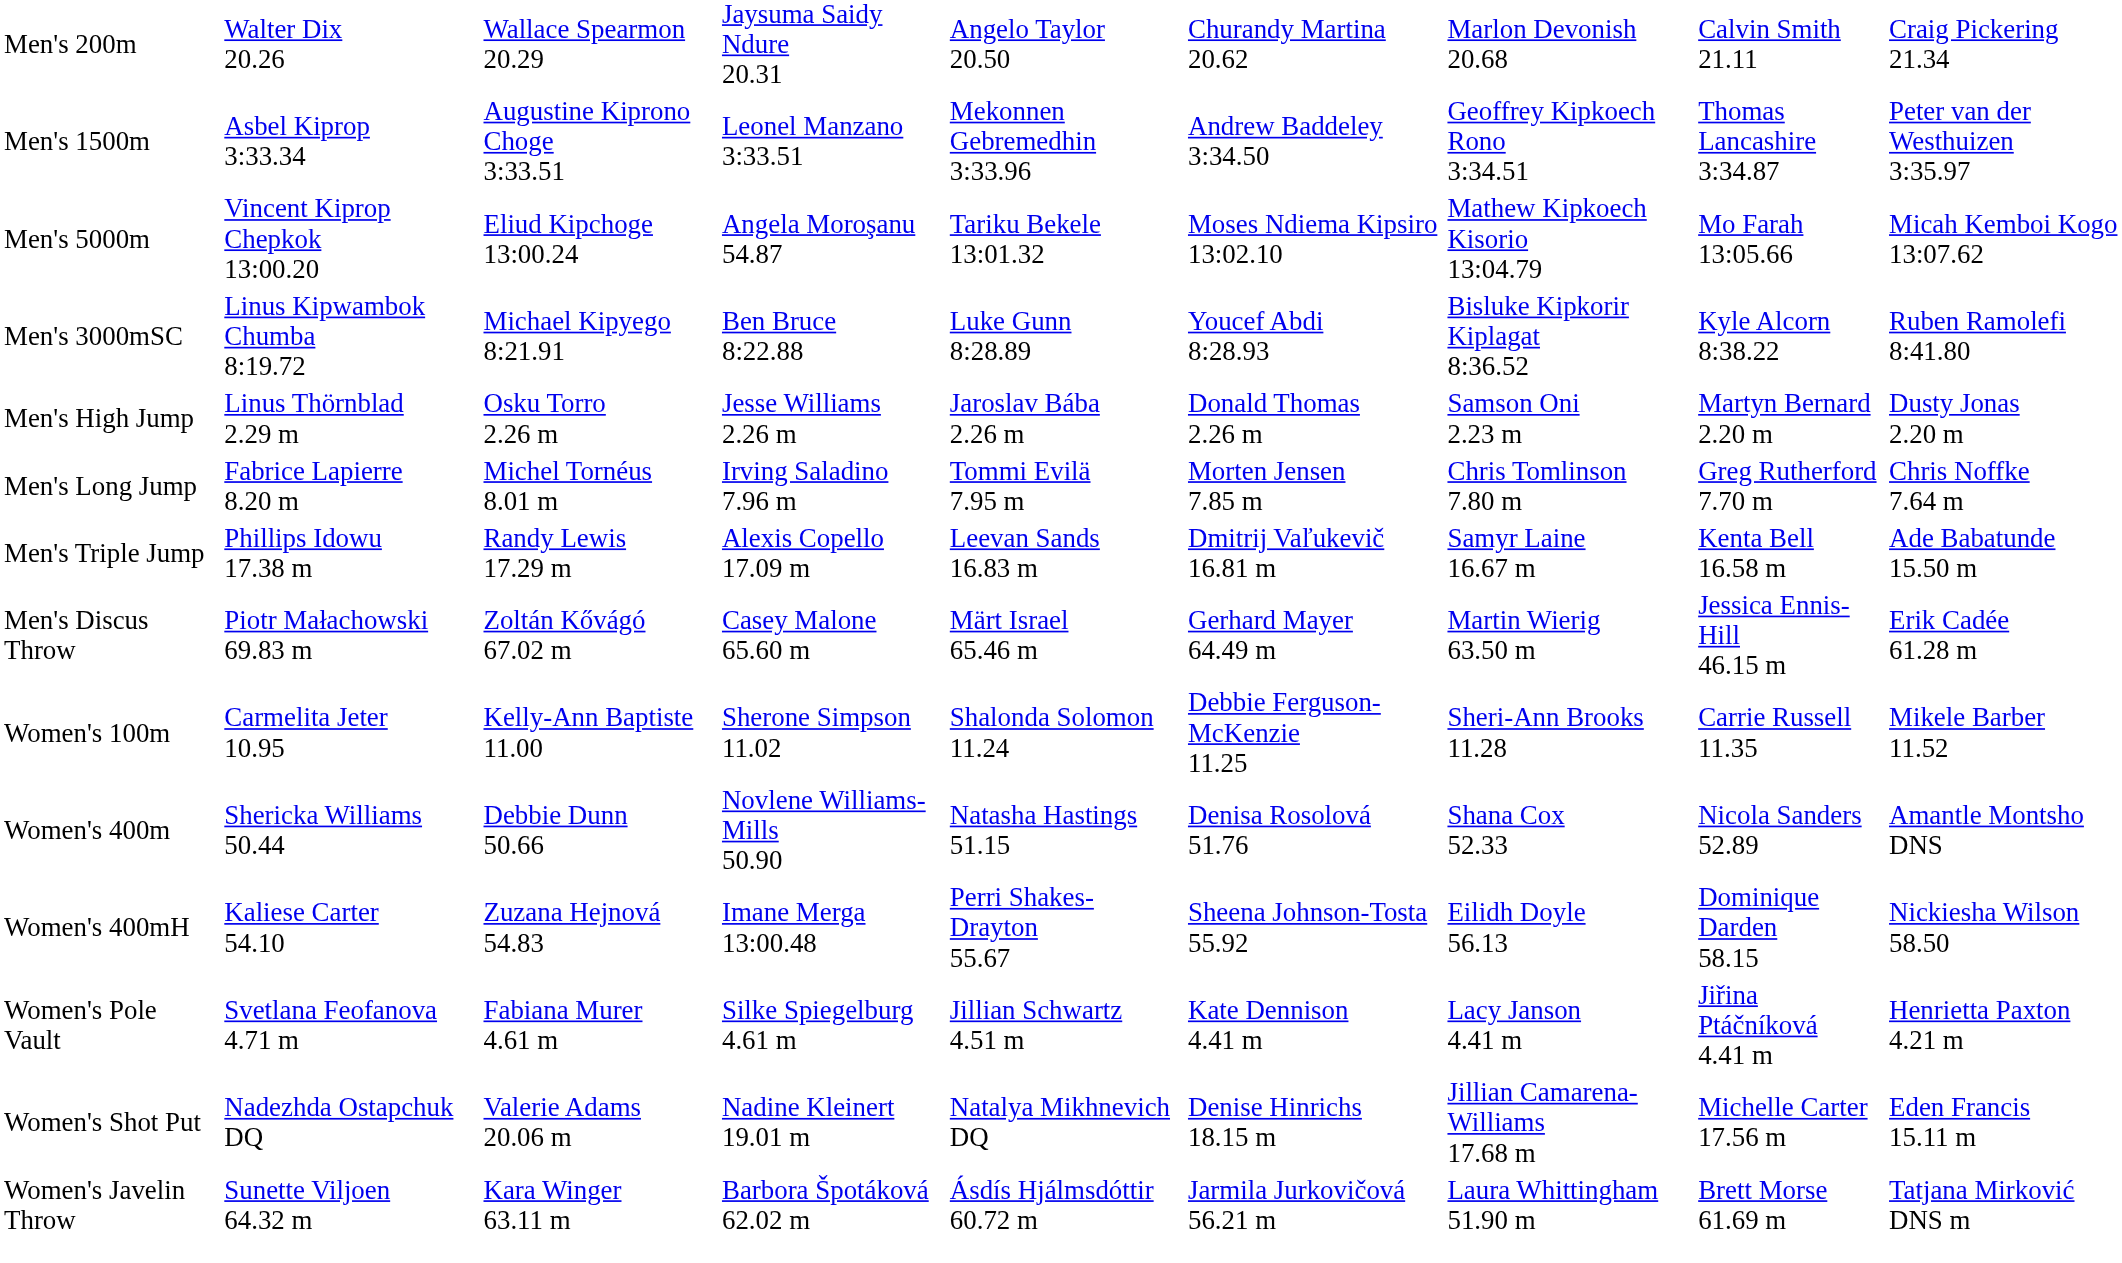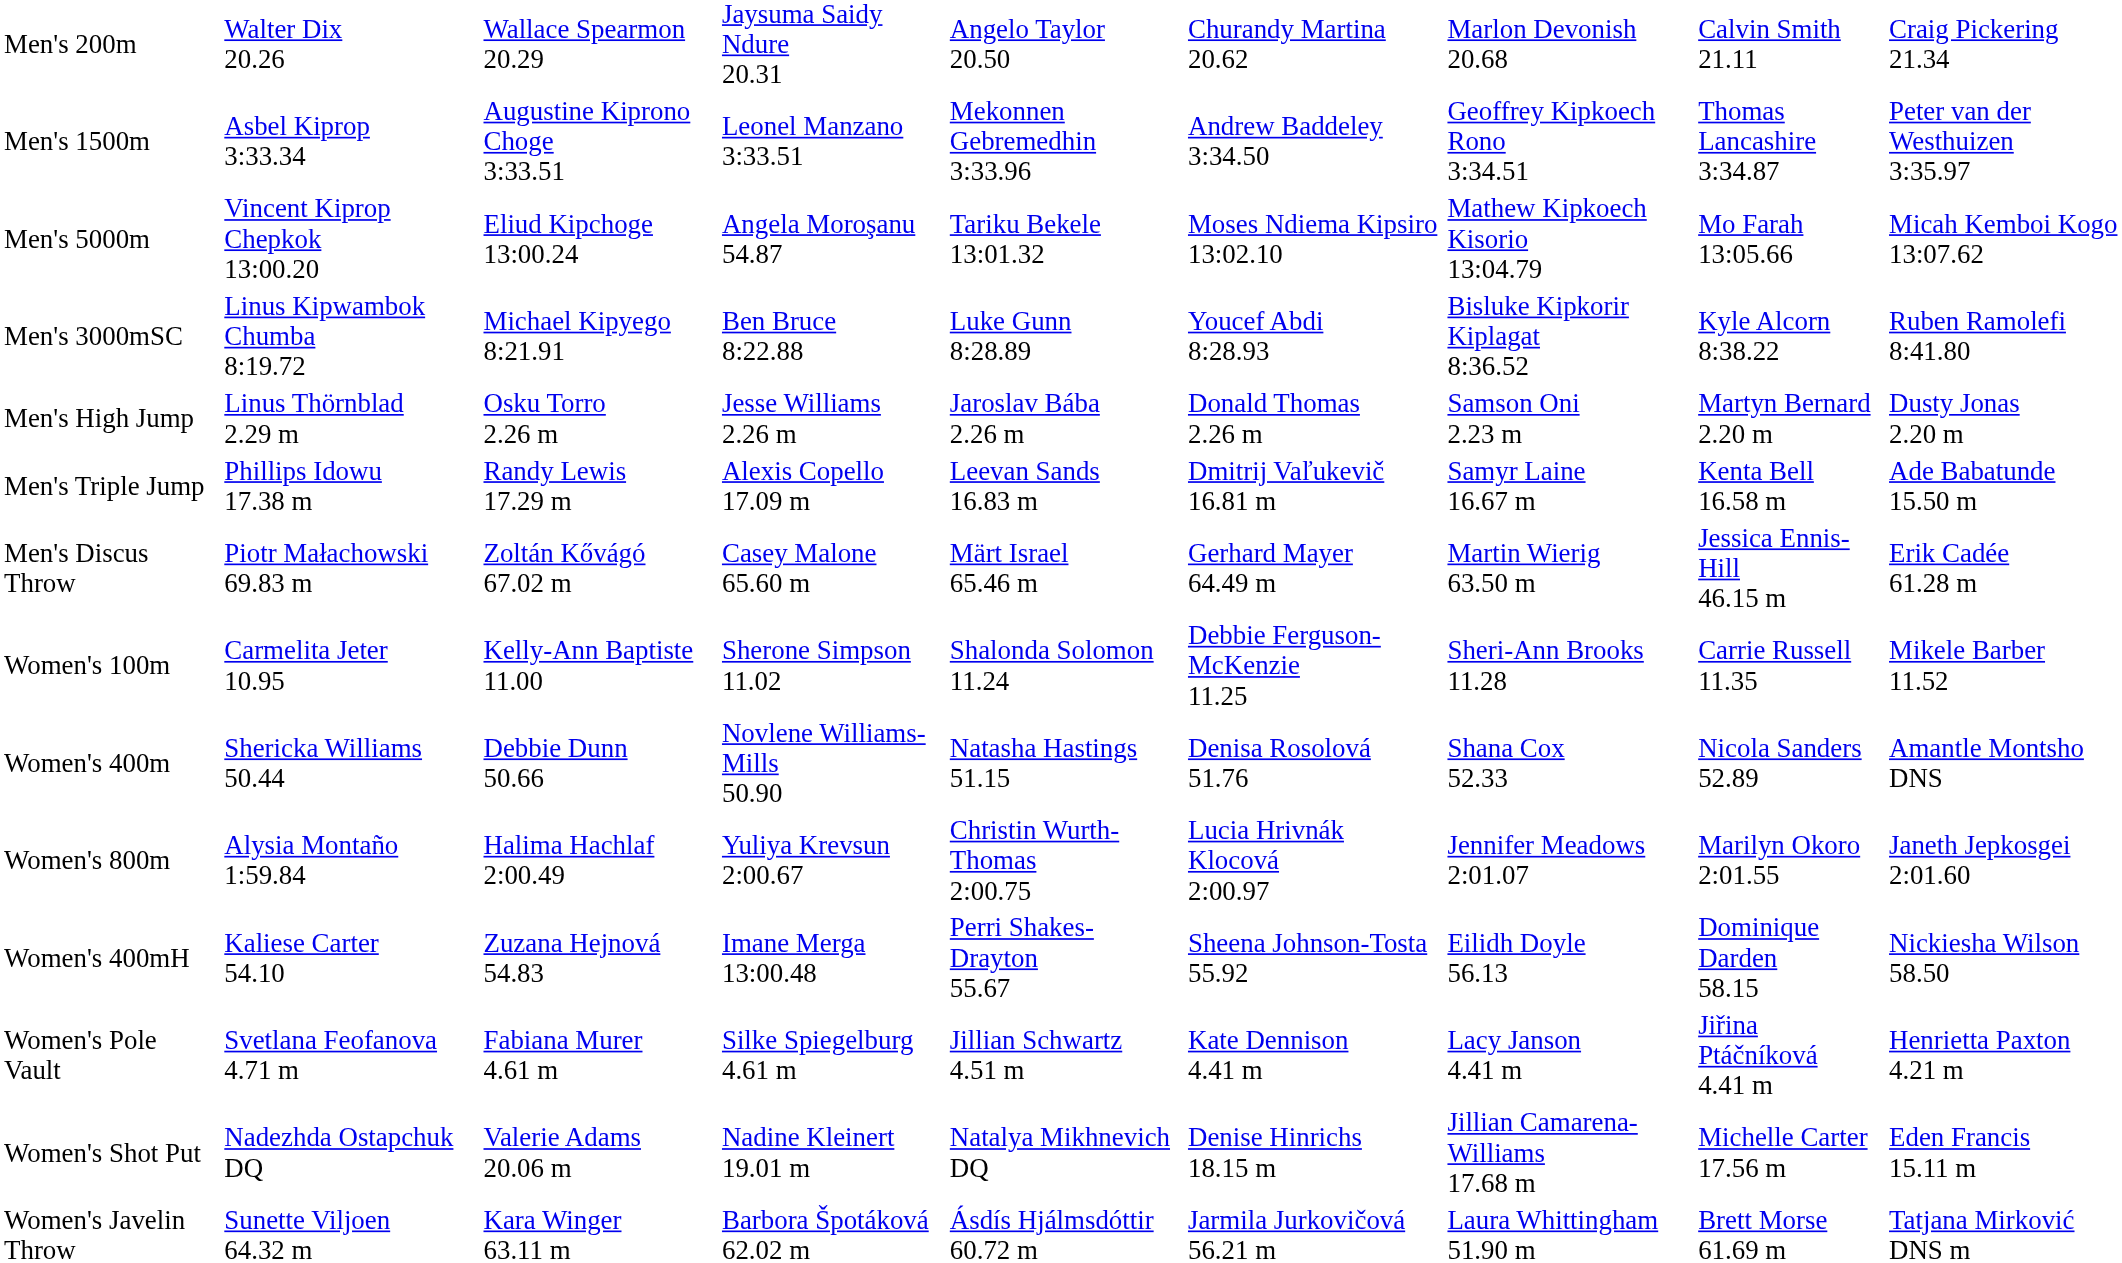- row: (101, 485)
+ row: (87, 860)
